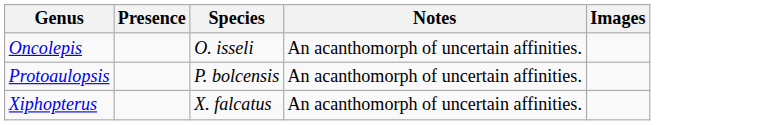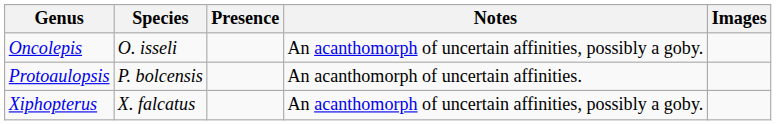columns swapped: (237, 18) <-> (152, 18)
(435, 47) An acanthomorph of uncertain affinities. -> (495, 47) An acanthomorph of uncertain affinities, possibly a goby.
(435, 104) An acanthomorph of uncertain affinities. -> (495, 104) An acanthomorph of uncertain affinities, possibly a goby.
